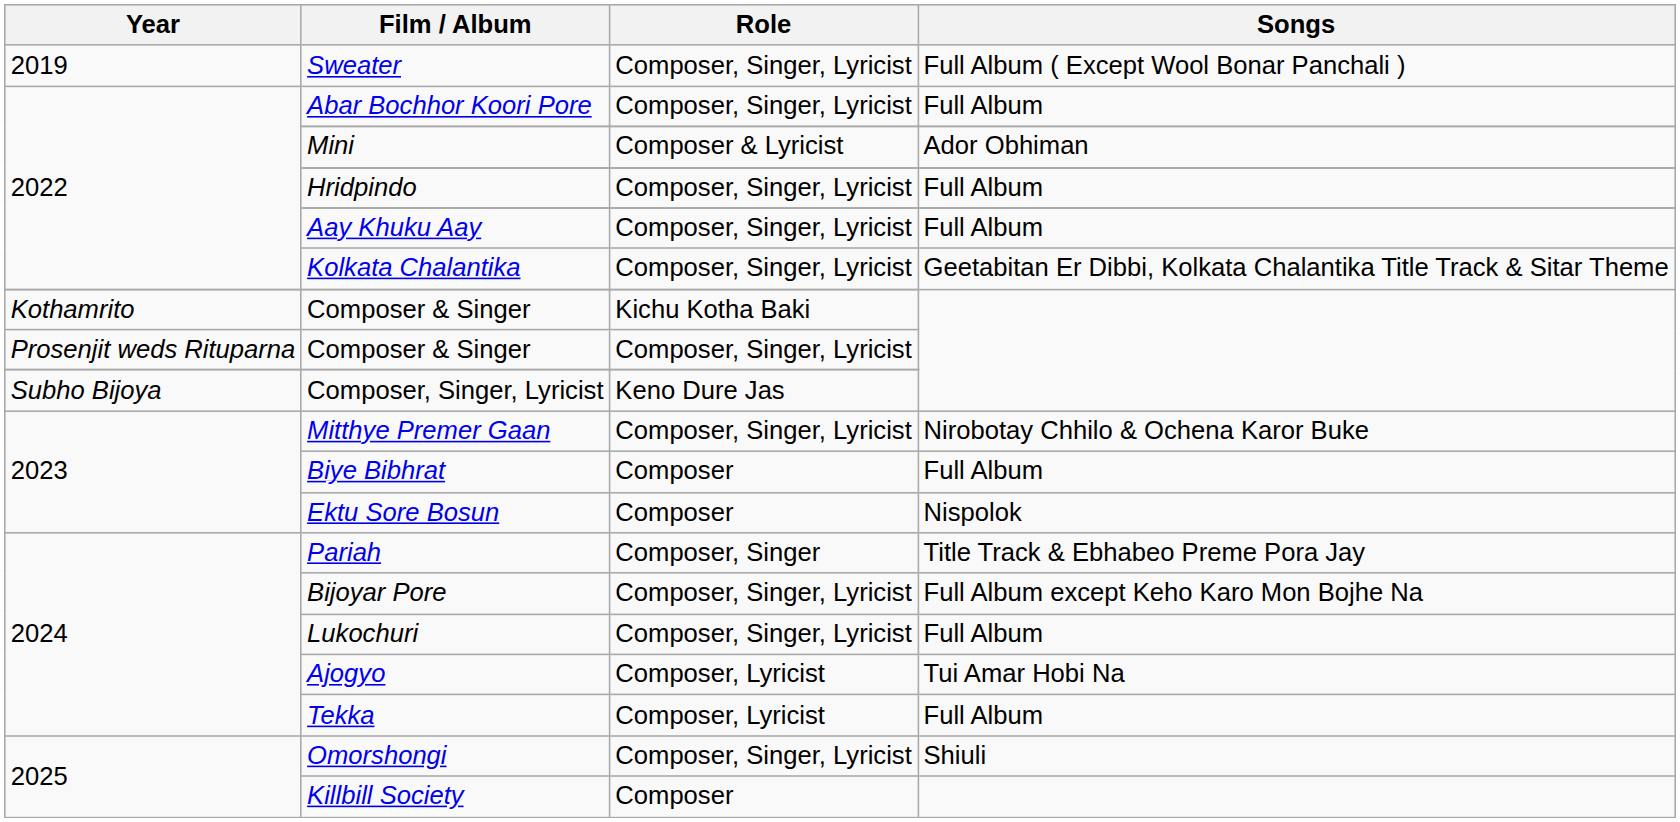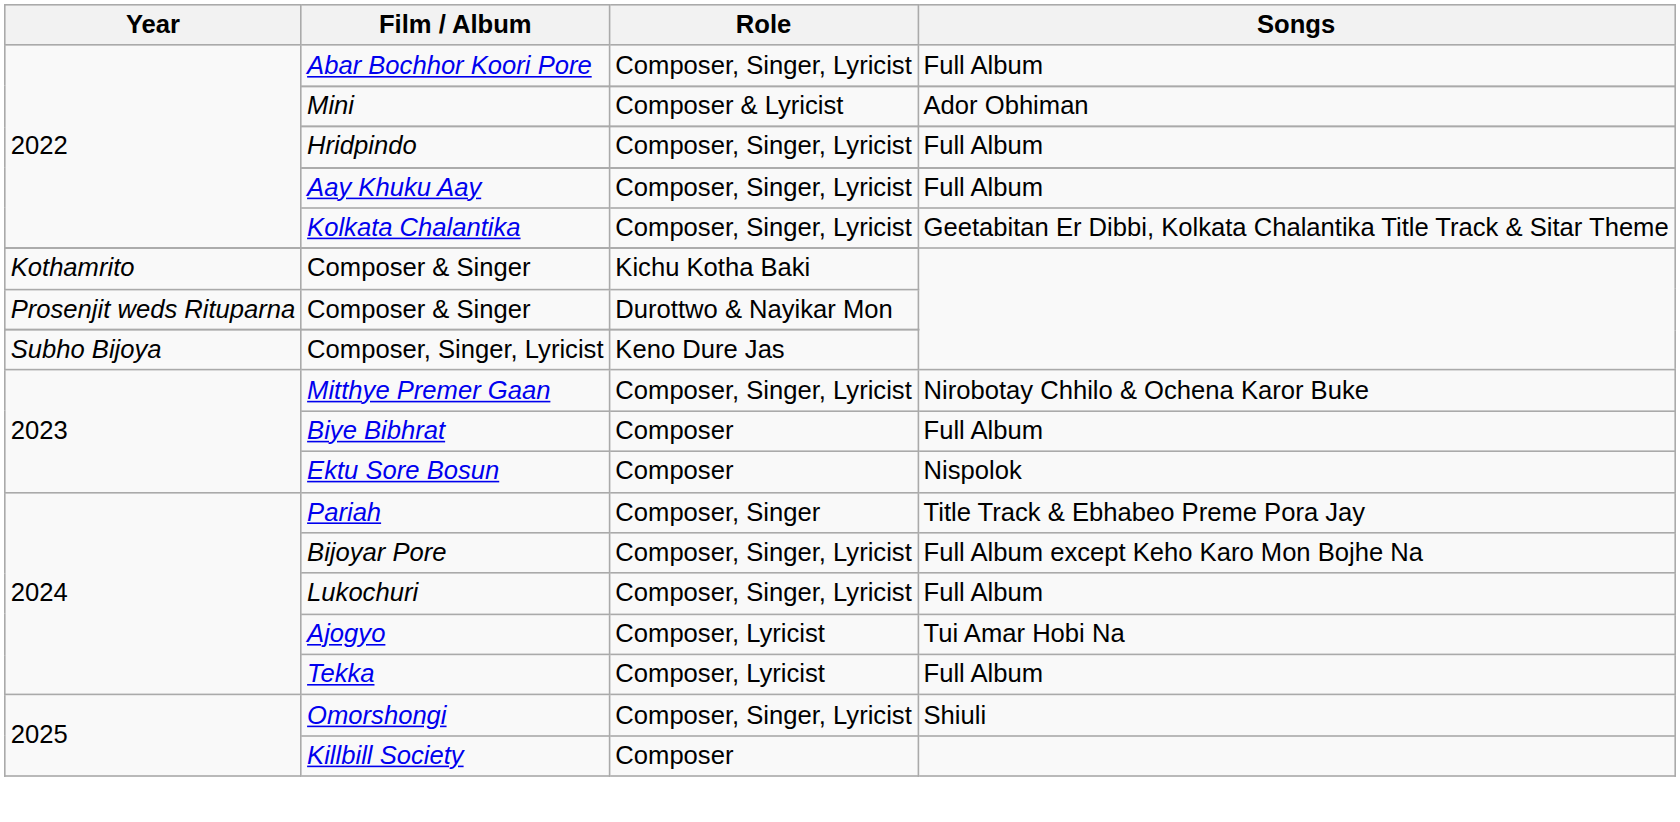- row: (39, 65)
(764, 349) Composer, Singer, Lyricist -> (754, 308) Durottwo & Nayikar Mon
